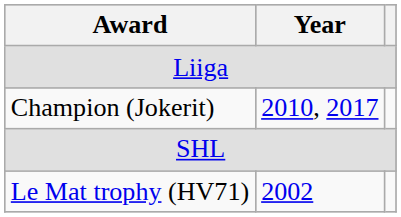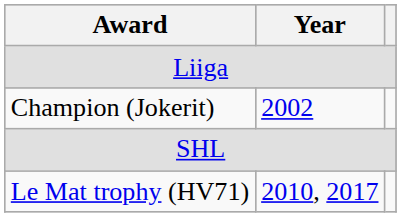(320, 107) 2010, 2017 -> (287, 107) 2002
(287, 190) 2002 -> (320, 190) 2010, 2017
